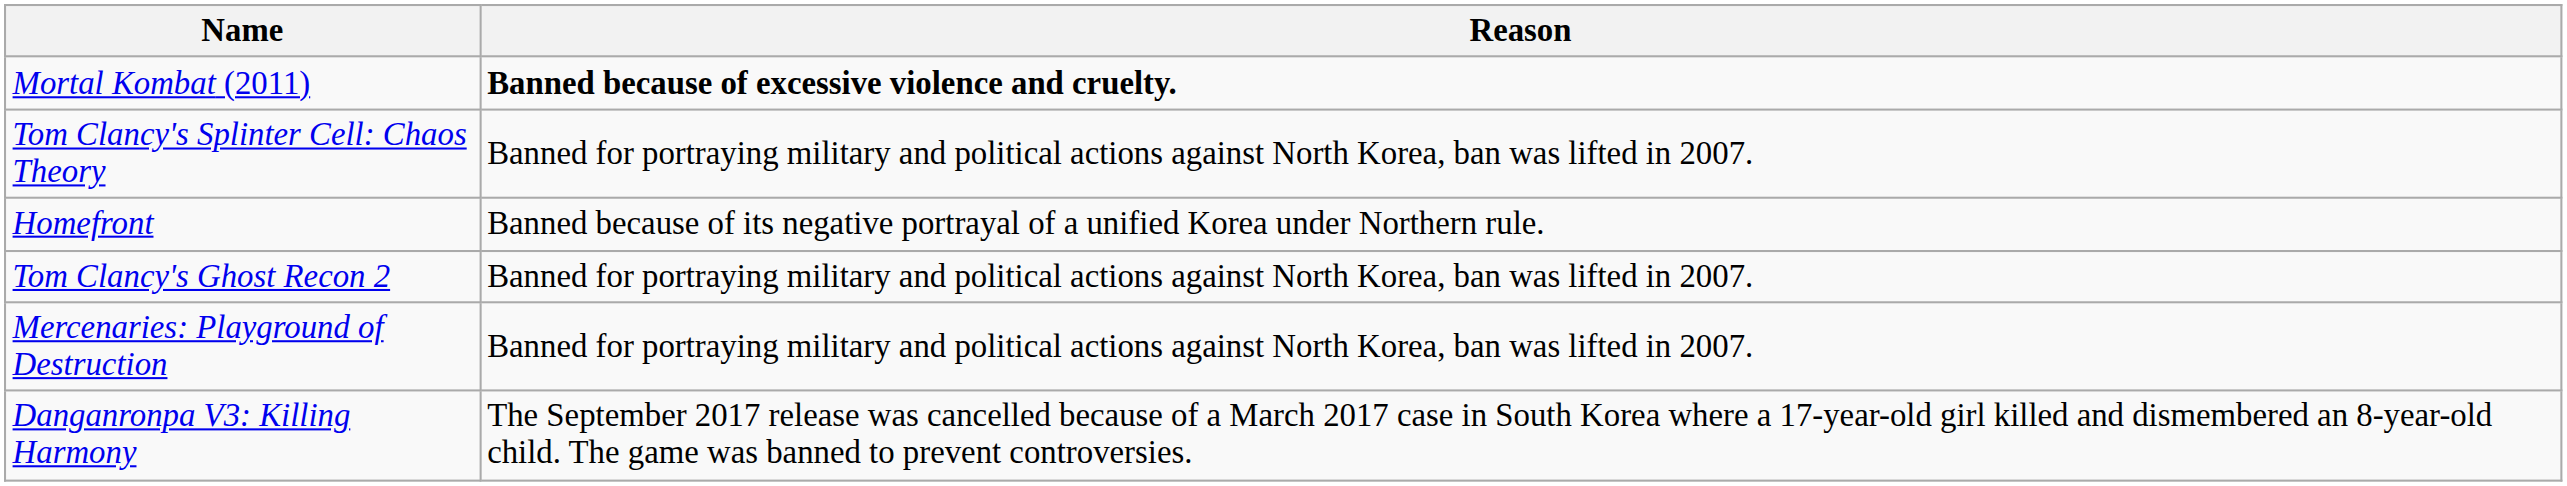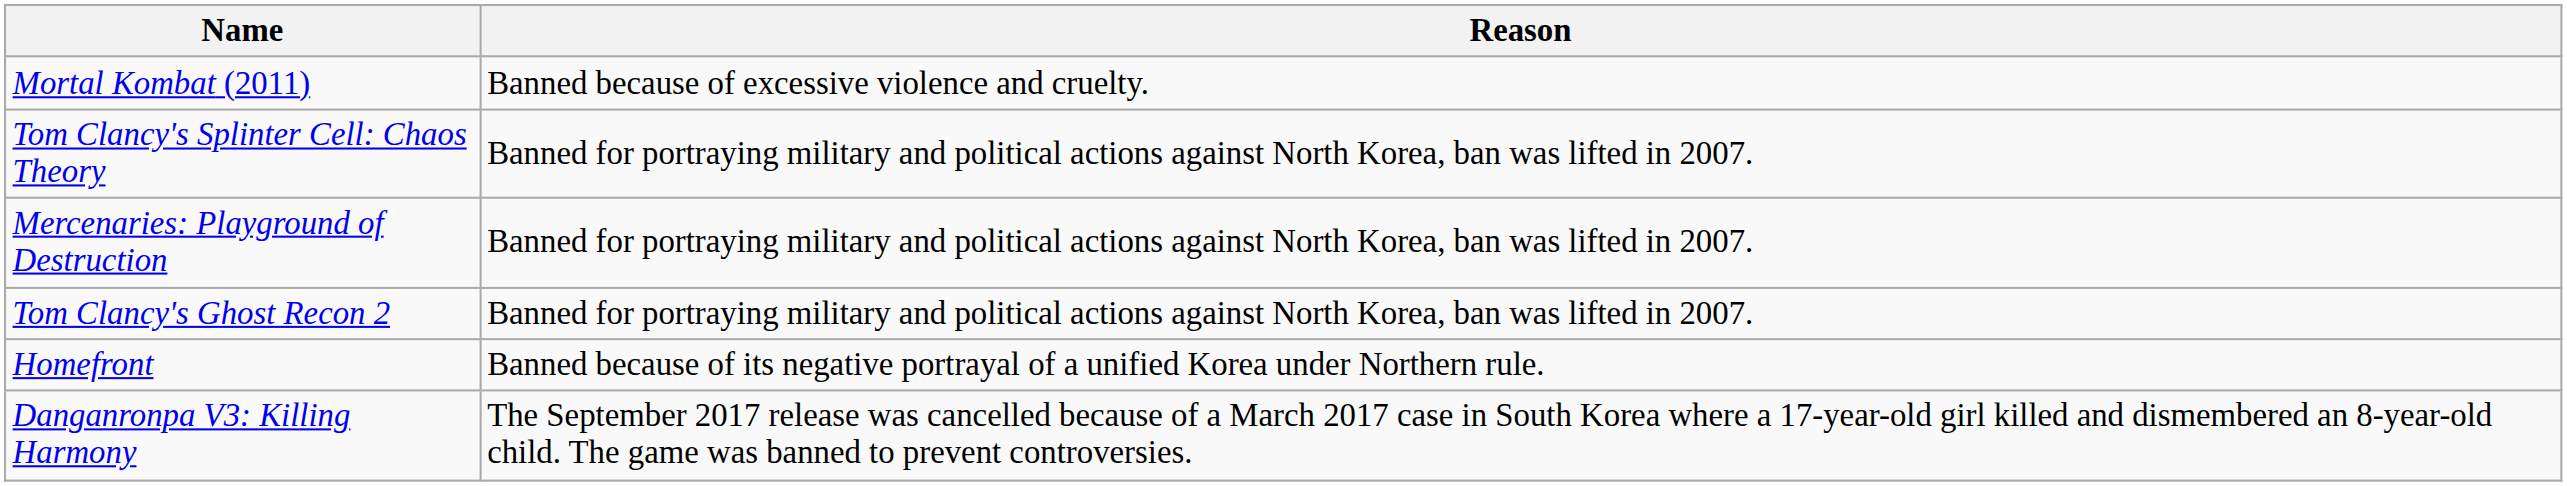(832, 82) bold -> (818, 82) normal
rows swapped: (83, 223) <-> (198, 345)
